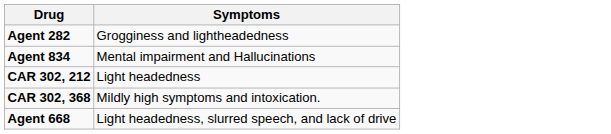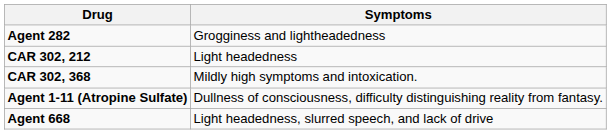- row: (39, 56)
+ row: (97, 98)
